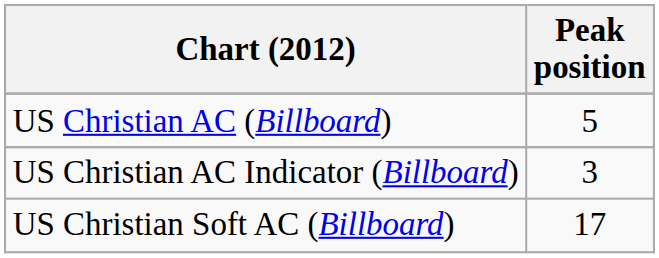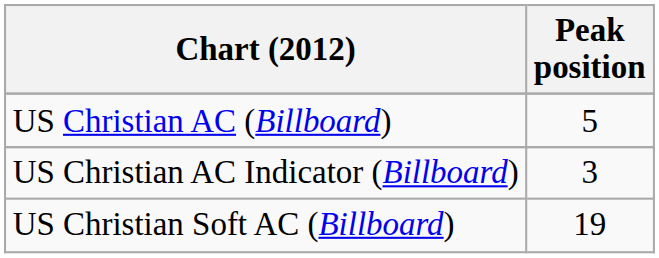(590, 224) 17 -> (590, 224) 19
